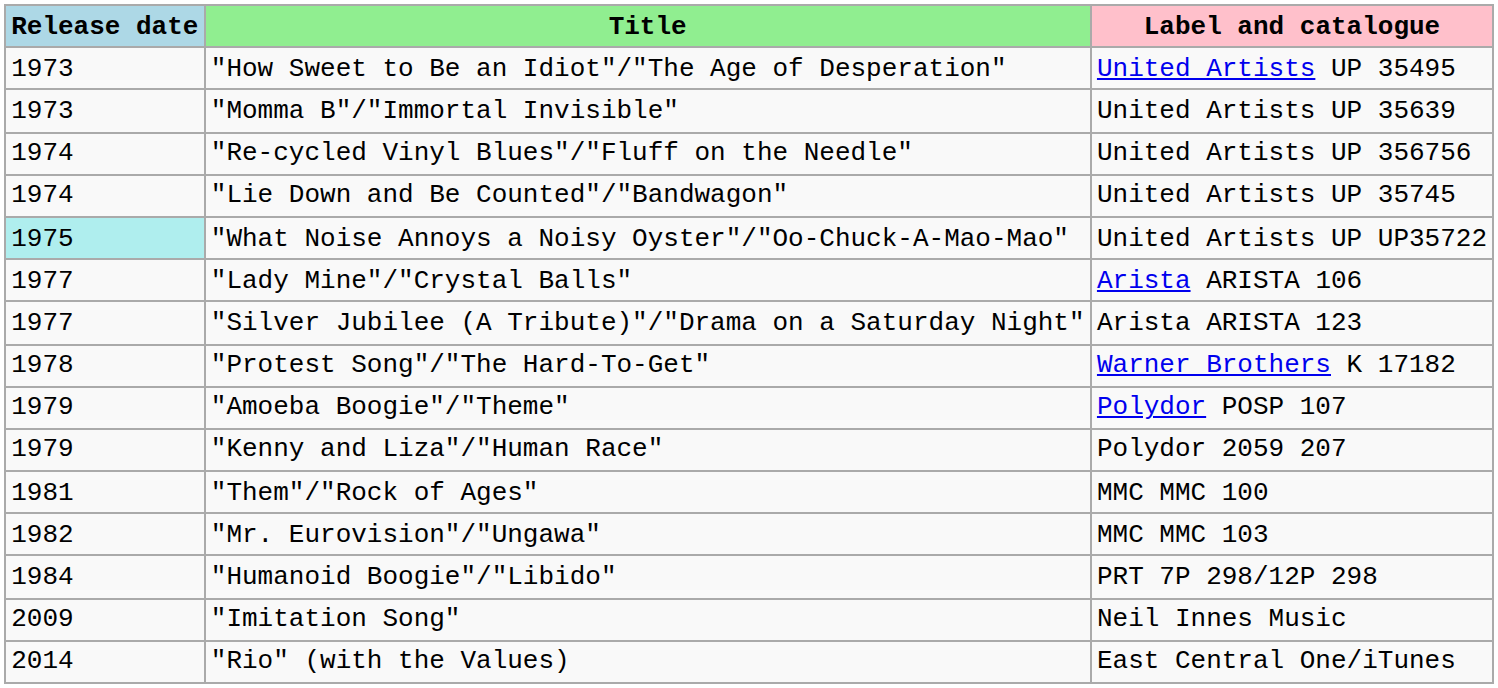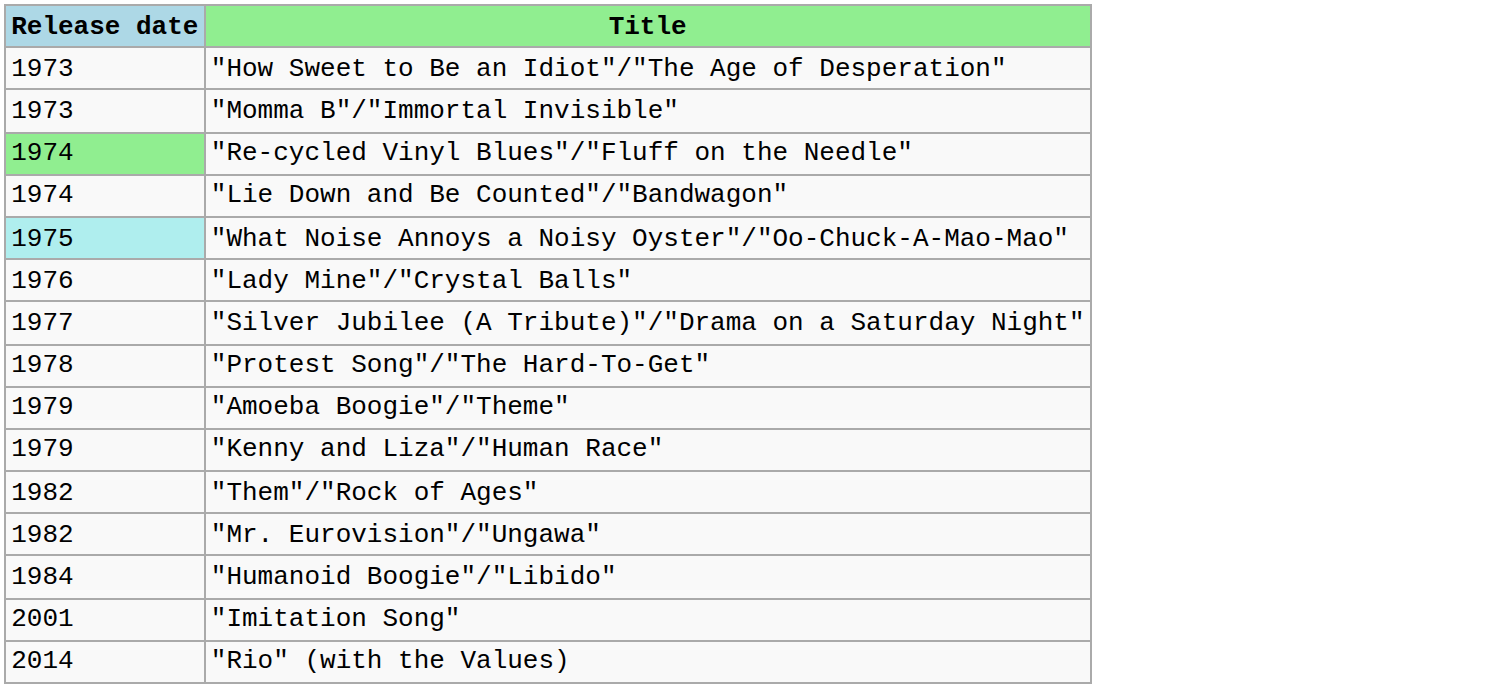- column: (1292, 26)
(42, 153) no background -> (42, 153) lightgreen background
(42, 280) 1977 -> (42, 280) 1976
(42, 492) 1981 -> (42, 492) 1982
(42, 619) 2009 -> (42, 619) 2001
